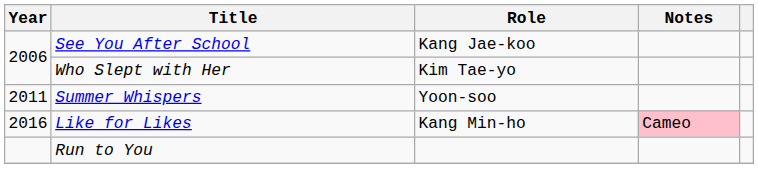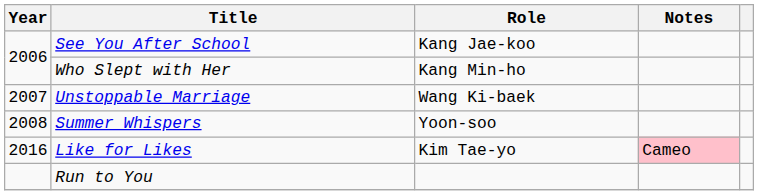(467, 71) Kim Tae-yo -> (472, 71) Kang Min-ho
+ row: (153, 97)
(28, 97) 2011 -> (28, 124) 2008
(472, 124) Kang Min-ho -> (467, 150) Kim Tae-yo
